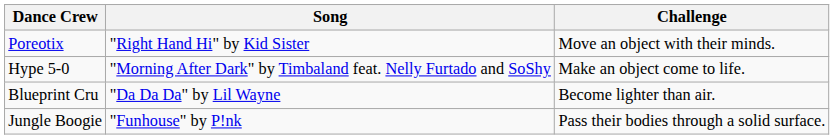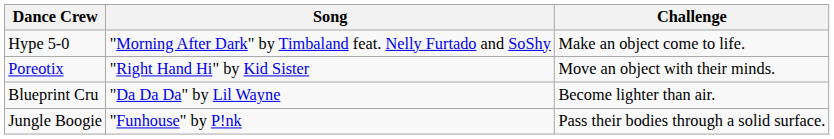rows swapped: (39, 69) <-> (36, 43)
